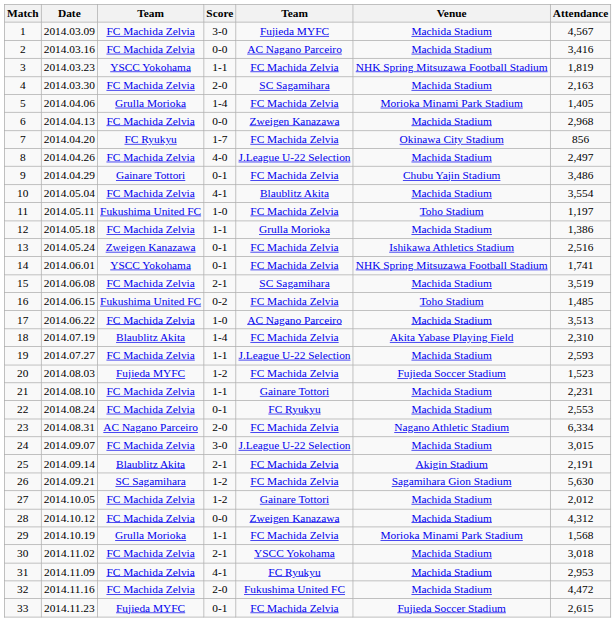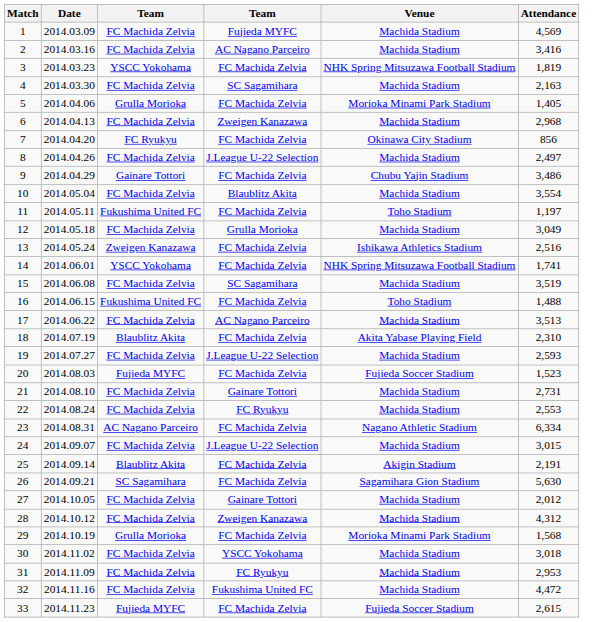- column: (220, 13)
(581, 31) 4,567 -> (548, 31) 4,569
(581, 229) 1,386 -> (548, 229) 3,049
(581, 301) 1,485 -> (548, 301) 1,488
(581, 391) 2,231 -> (548, 391) 2,731
